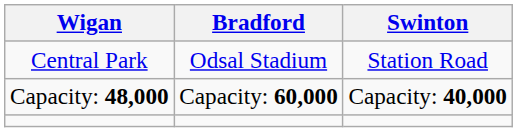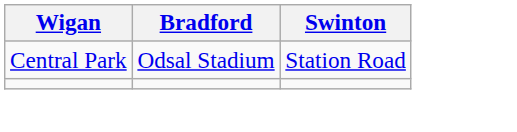- row: (89, 96)
